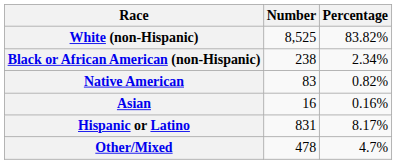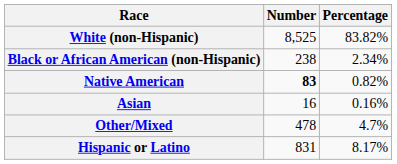(309, 81) normal -> (309, 81) bold
rows swapped: (134, 147) <-> (134, 125)
